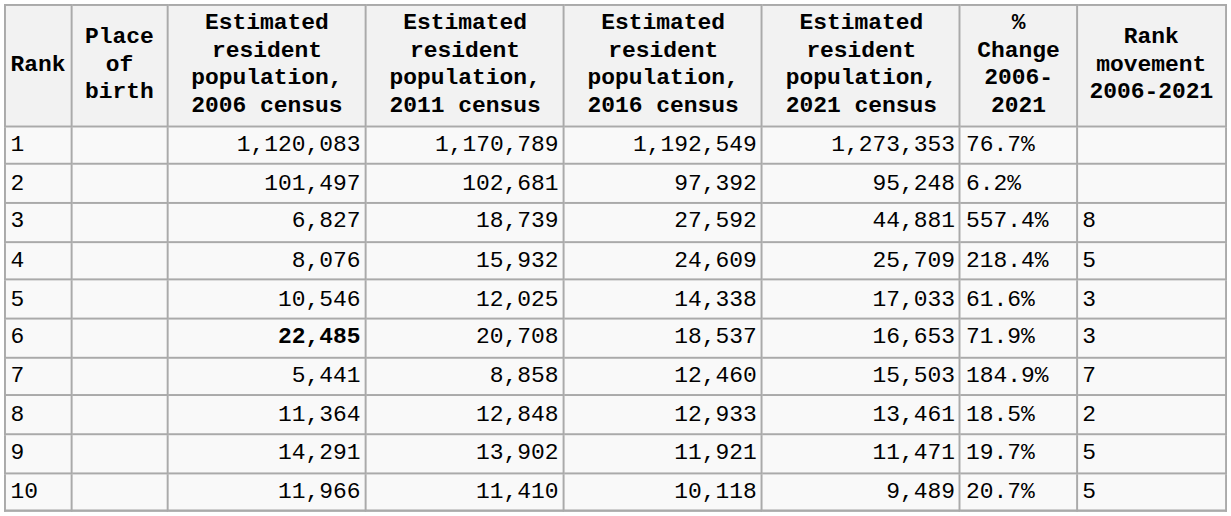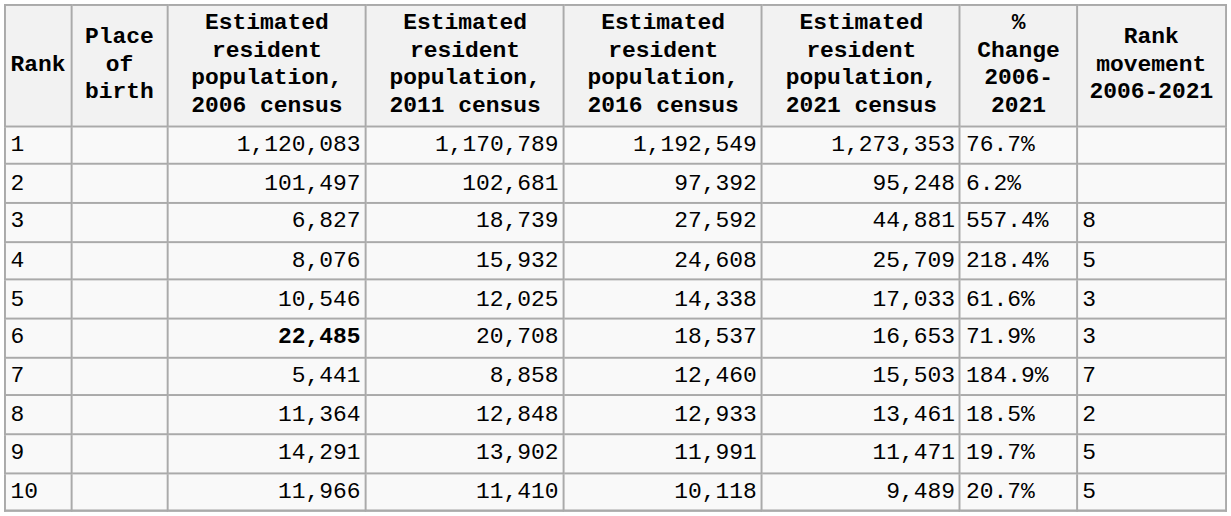(716, 260) 24,609 -> (716, 260) 24,608
(716, 453) 11,921 -> (716, 453) 11,991
